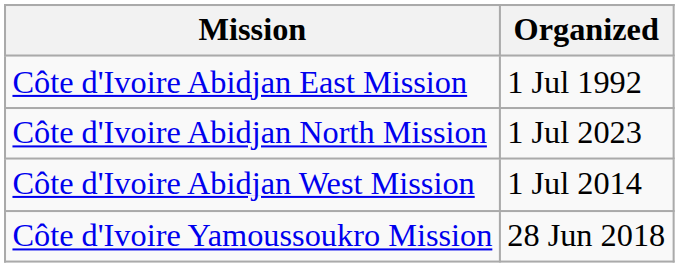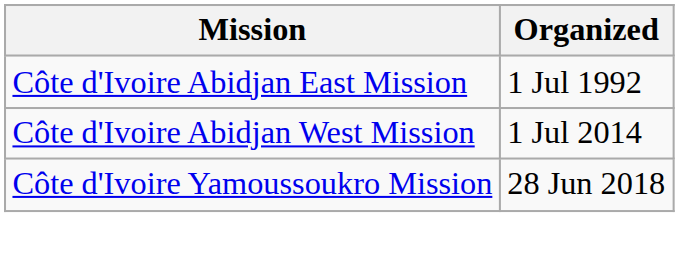- row: (250, 132)
